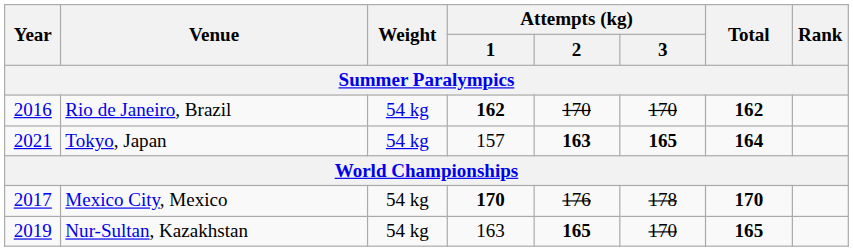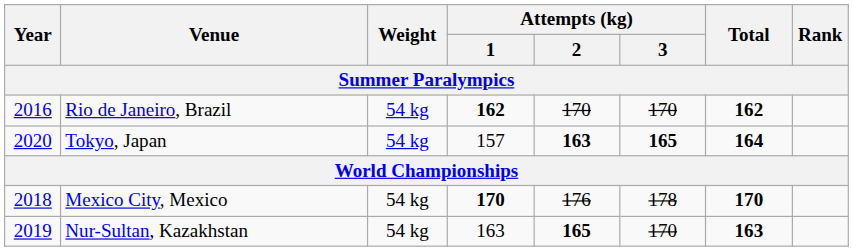(33, 140) 2021 -> (33, 140) 2020
(33, 200) 2017 -> (33, 200) 2018
(749, 230) 165 -> (749, 230) 163
